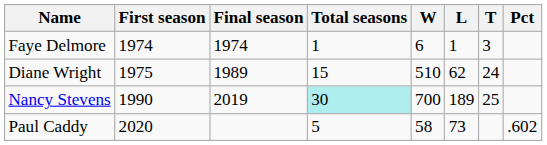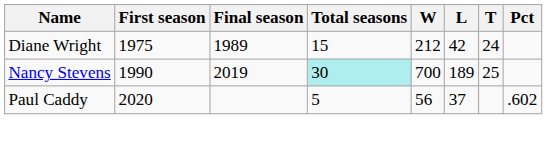- row: (57, 45)
(428, 72) 510 -> (428, 45) 212
(457, 72) 62 -> (457, 45) 42
(424, 126) 58 -> (424, 99) 56
(457, 126) 73 -> (457, 99) 37
